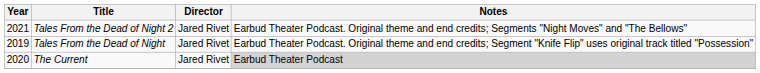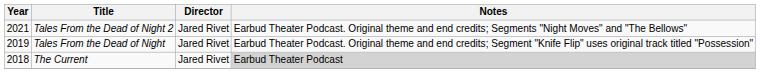(18, 60) 2020 -> (18, 60) 2018
